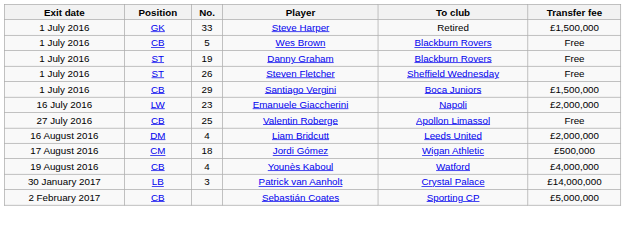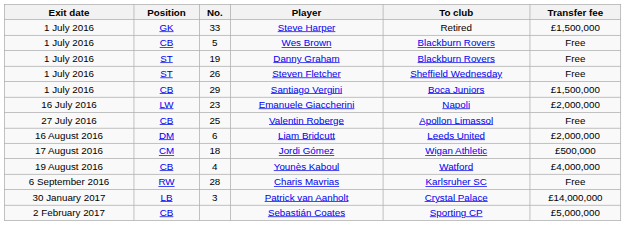(207, 135) 4 -> (215, 135) 6
+ row: (307, 181)
